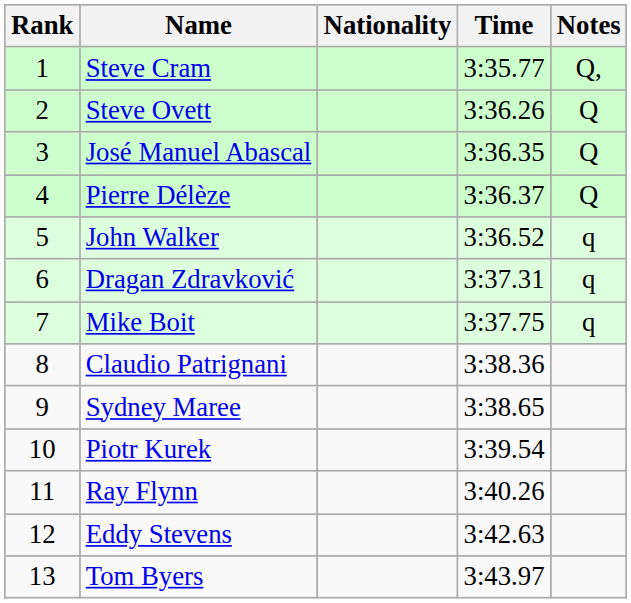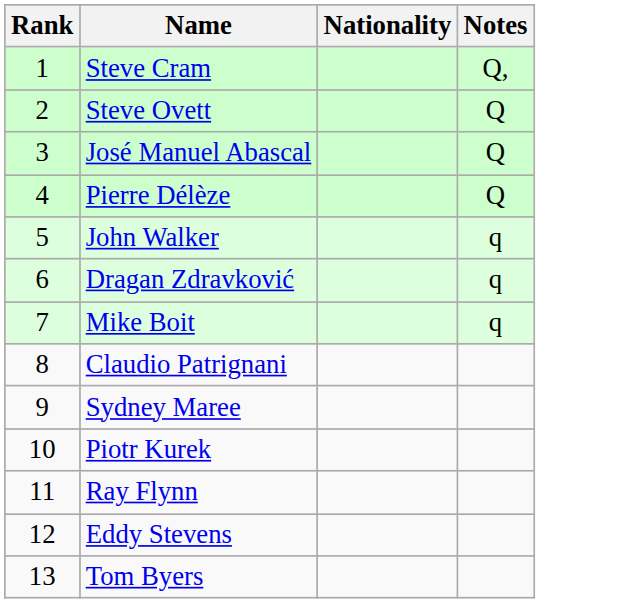- column: (504, 25)
